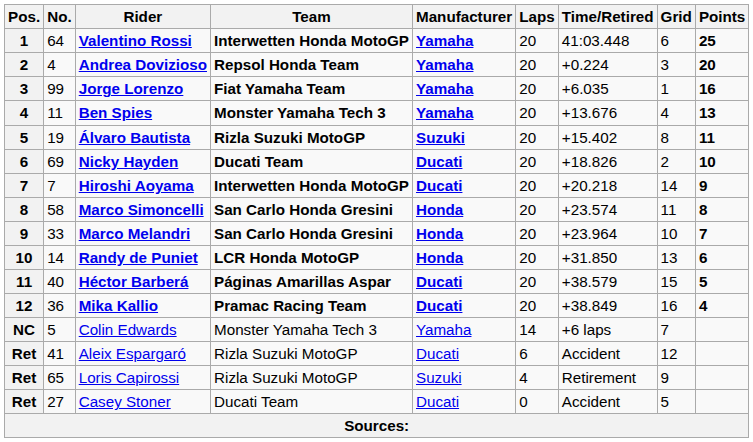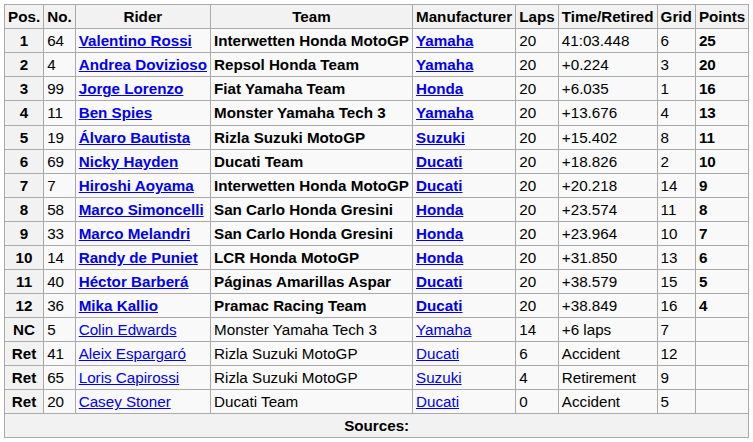(445, 89) Yamaha -> (440, 89) Honda
(56, 402) 27 -> (56, 402) 20
